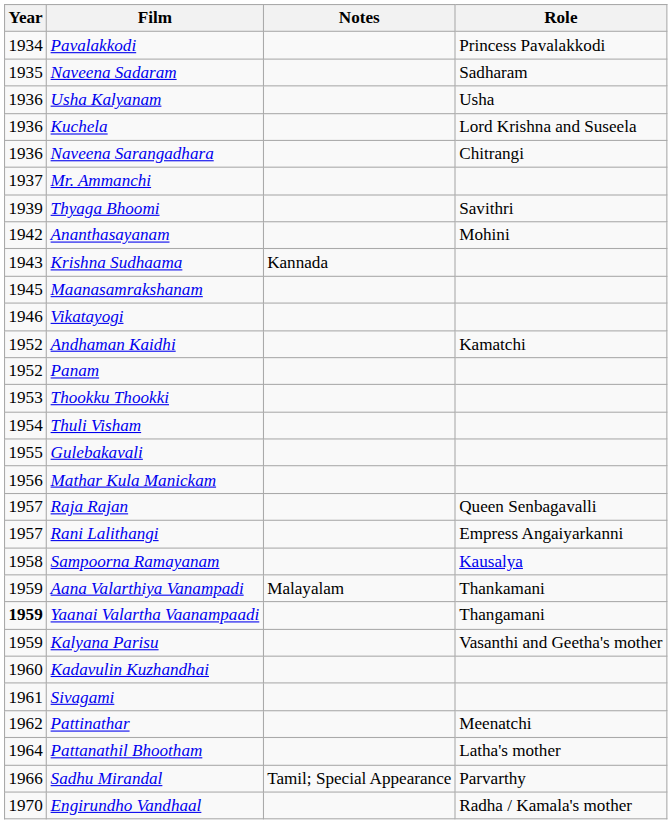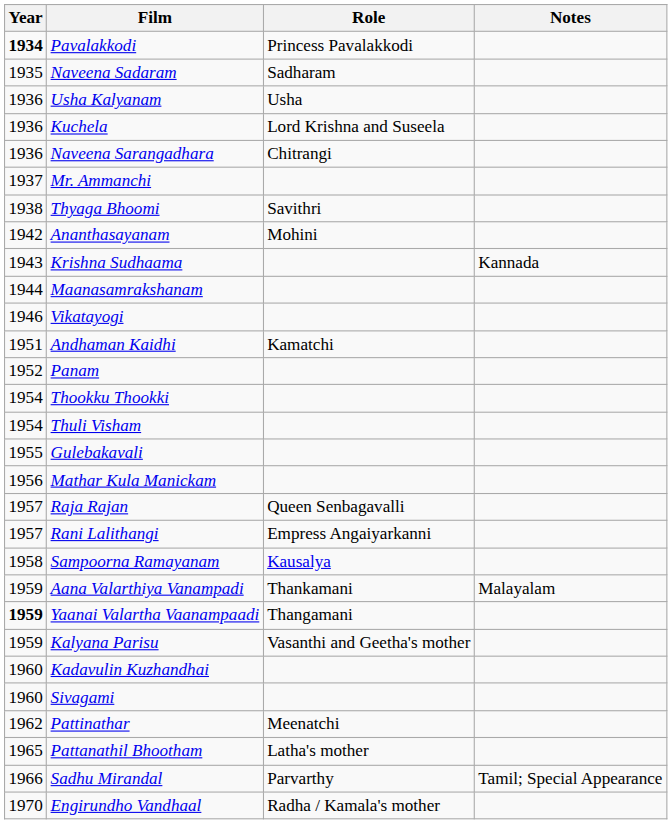columns swapped: (561, 18) <-> (359, 18)
(26, 45) normal -> (26, 45) bold
(26, 208) 1939 -> (26, 208) 1938
(26, 289) 1945 -> (26, 289) 1944
(26, 343) 1952 -> (26, 343) 1951
(26, 398) 1953 -> (26, 398) 1954
(26, 696) 1961 -> (26, 696) 1960
(26, 751) 1964 -> (26, 751) 1965
